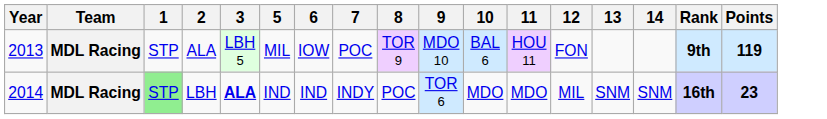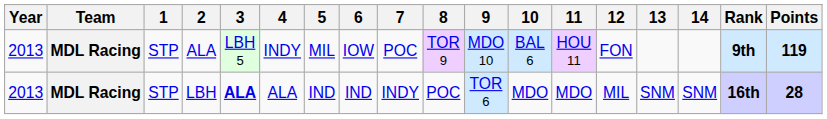+ column: (282, 17)
(26, 93) 2014 -> (26, 93) 2013
(163, 93) lightgreen background -> (163, 93) no background
(749, 93) 23 -> (794, 93) 28
